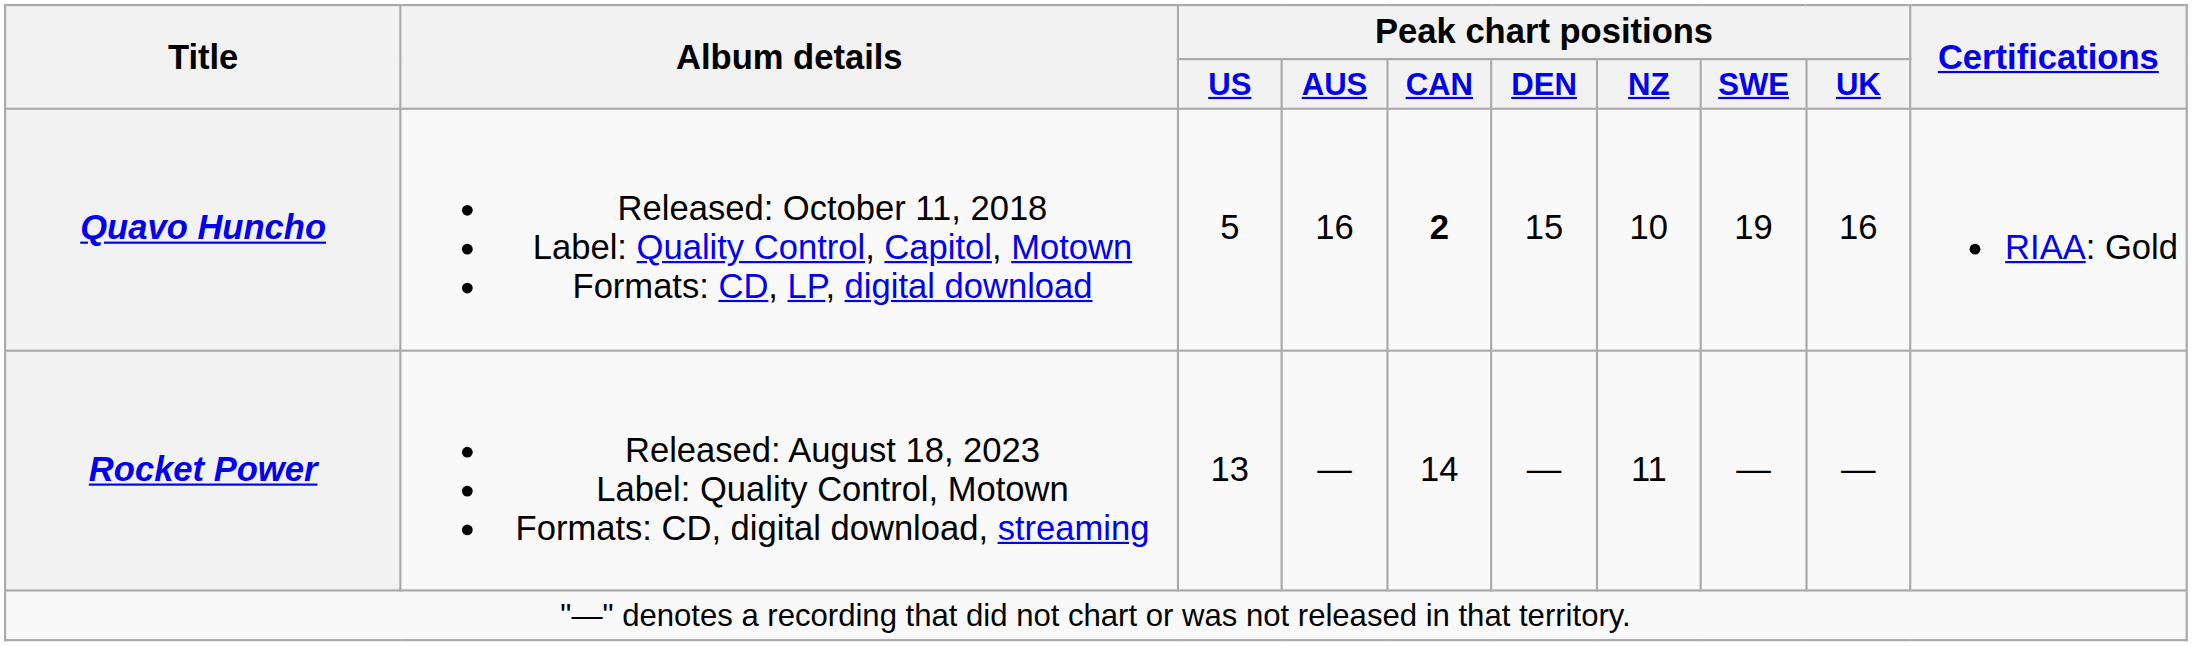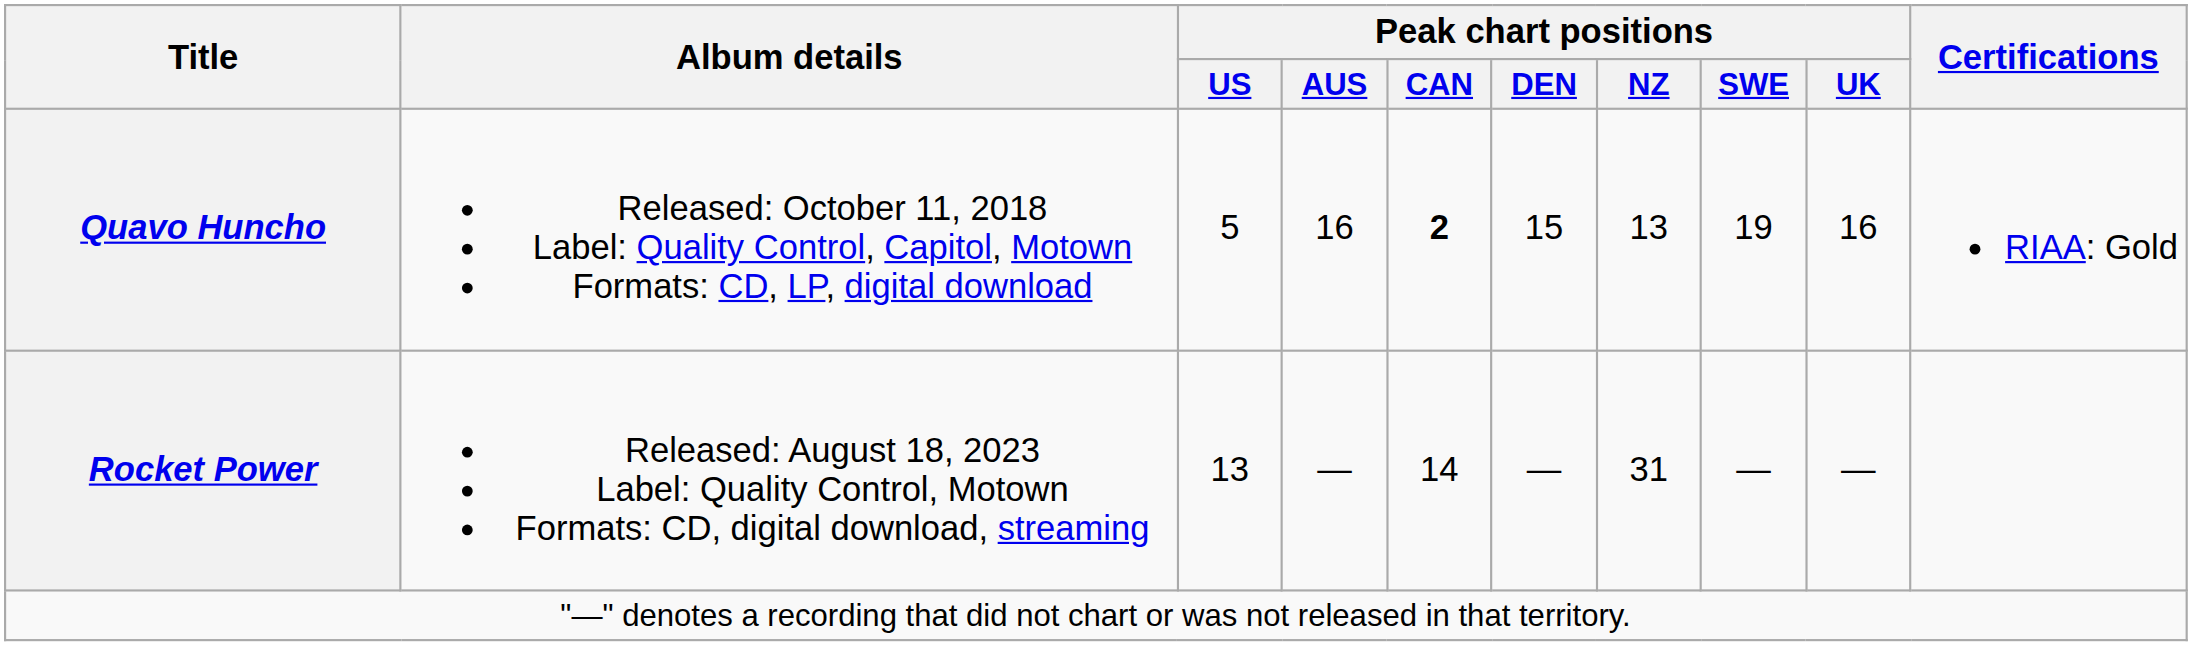(1649, 228) 10 -> (1649, 228) 13
(1649, 469) 11 -> (1649, 469) 31
